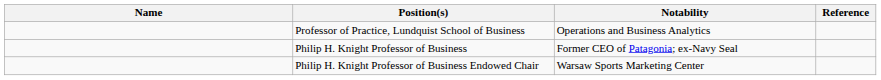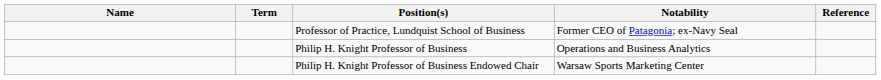+ column: (264, 13)
(633, 30) Operations and Business Analytics -> (647, 30) Former CEO of Patagonia; ex-Navy Seal
(647, 48) Former CEO of Patagonia; ex-Navy Seal -> (633, 48) Operations and Business Analytics
